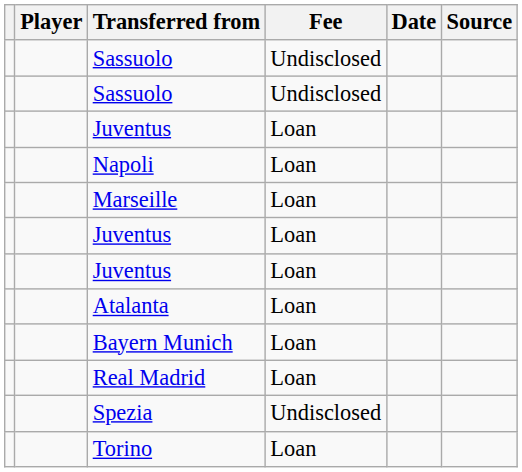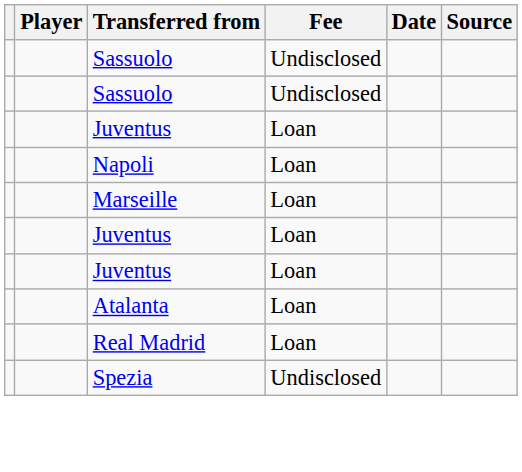- row: (163, 341)
- row: (122, 448)
